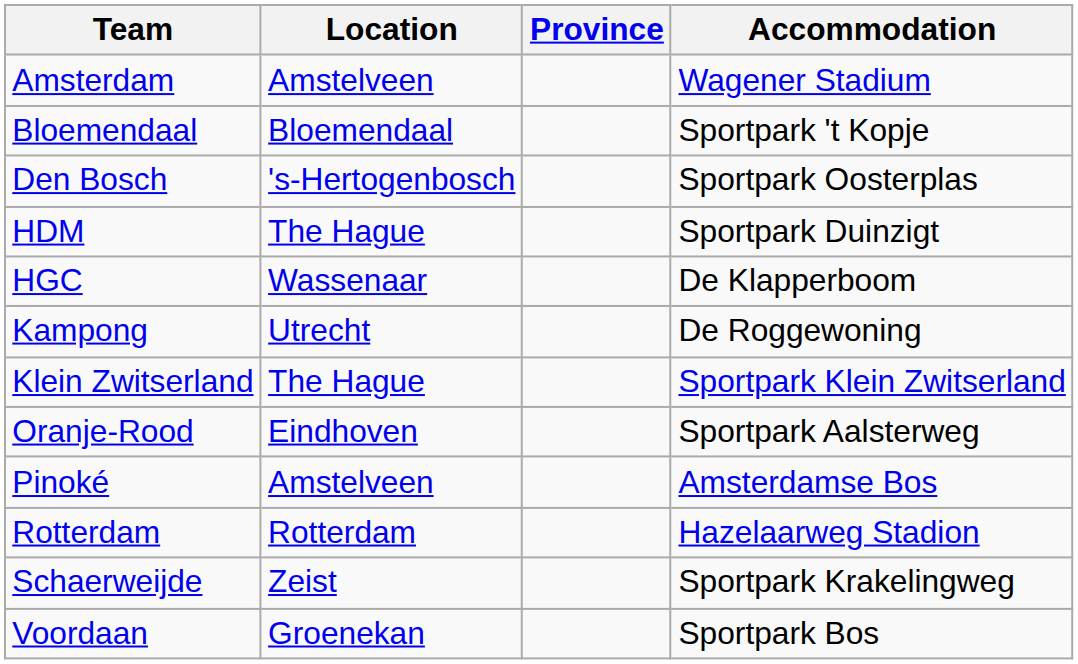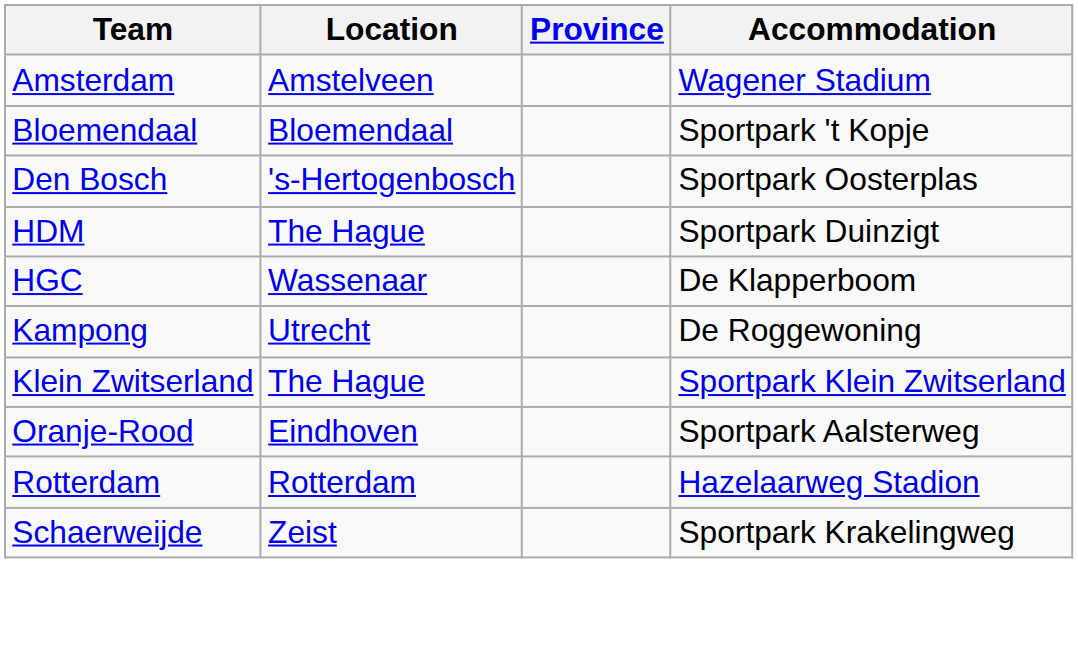- row: (61, 481)
- row: (80, 632)
